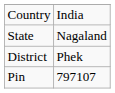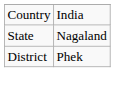- row: (16, 77)
